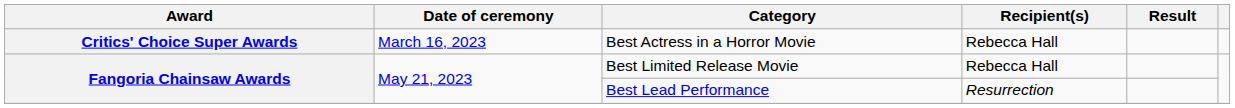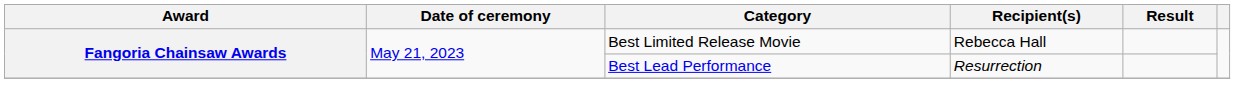- row: (711, 41)
